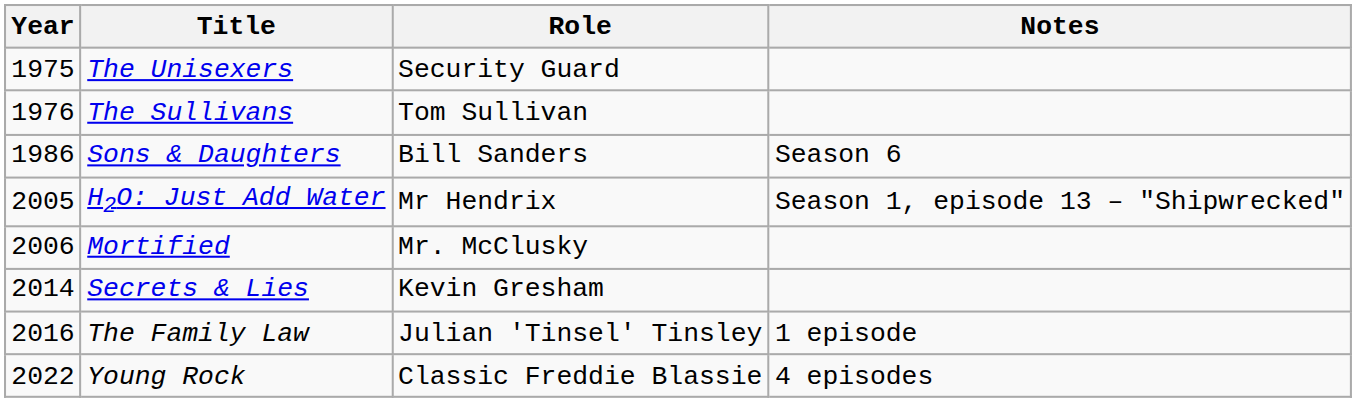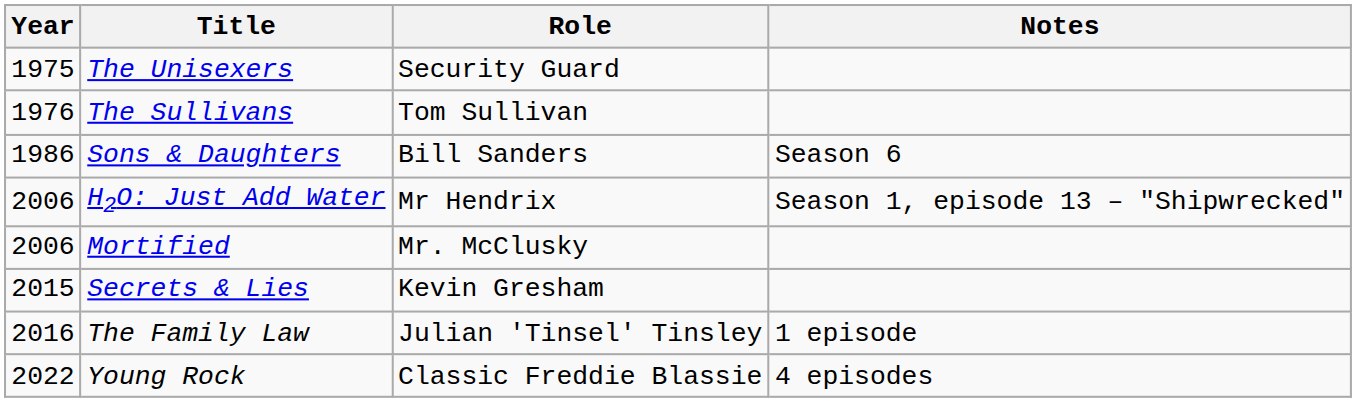(43, 201) 2005 -> (43, 201) 2006
(43, 290) 2014 -> (43, 290) 2015
